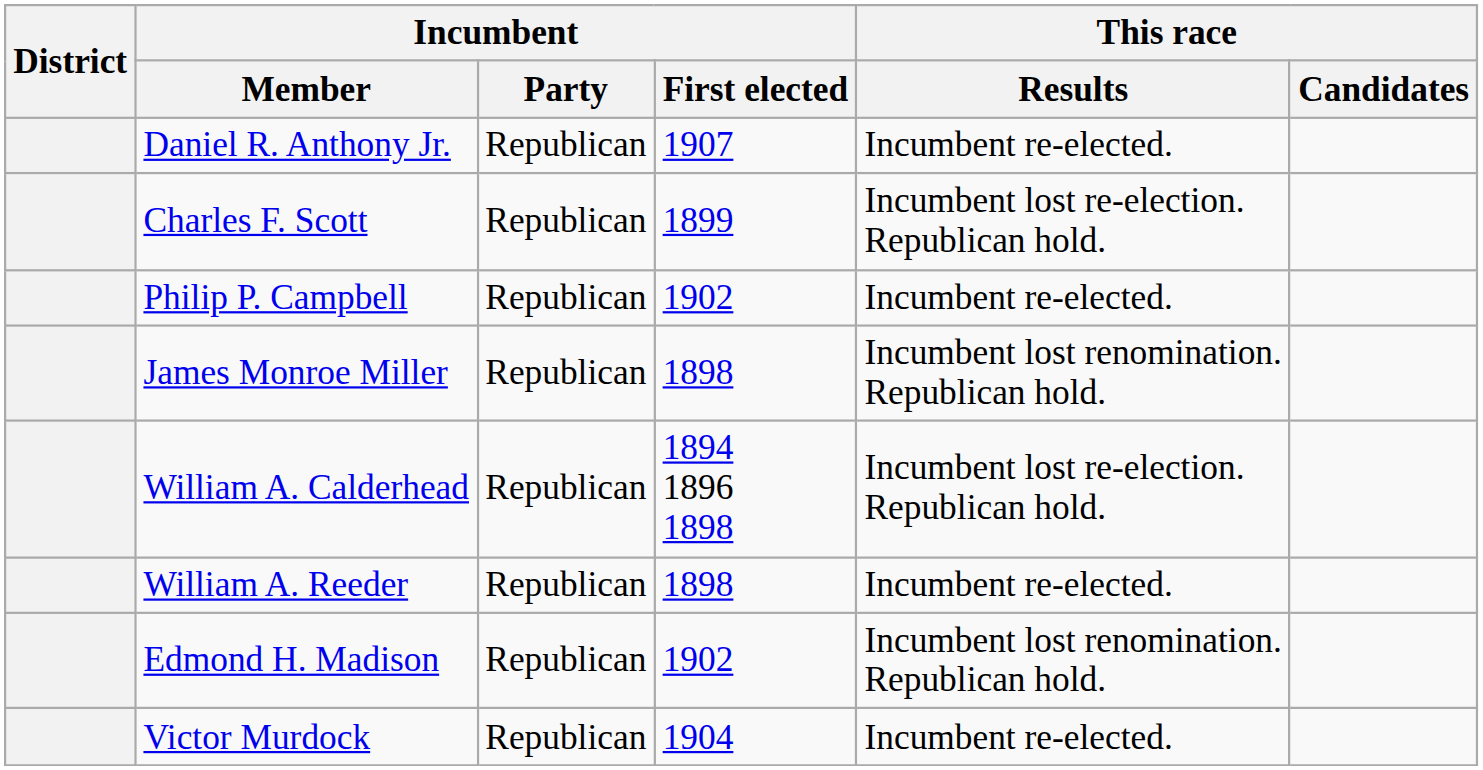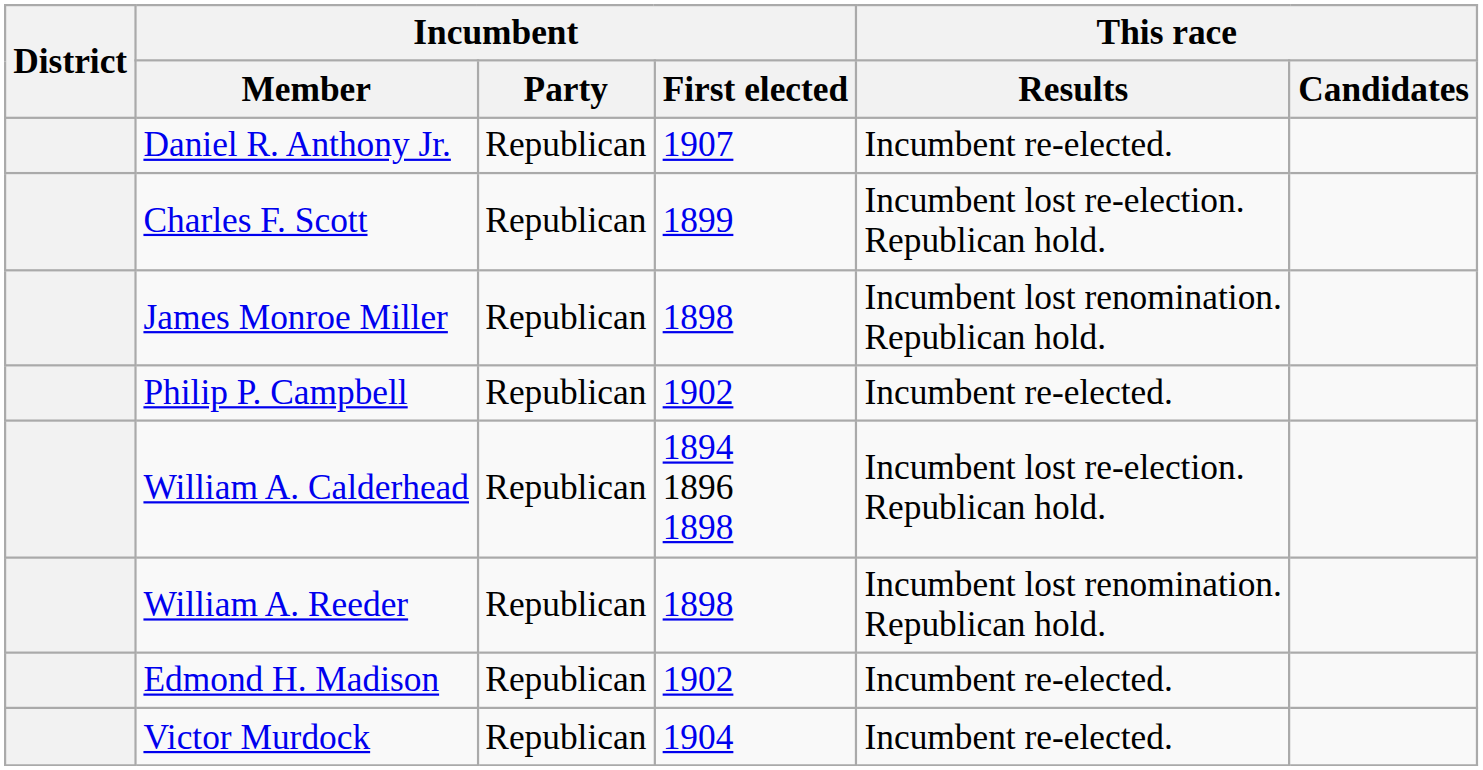rows swapped: (276, 296) <-> (296, 372)
(1019, 584) Incumbent re-elected. -> (1073, 604) Incumbent lost renomination. Republican hold.
(1073, 660) Incumbent lost renomination. Republican hold. -> (1019, 680) Incumbent re-elected.
